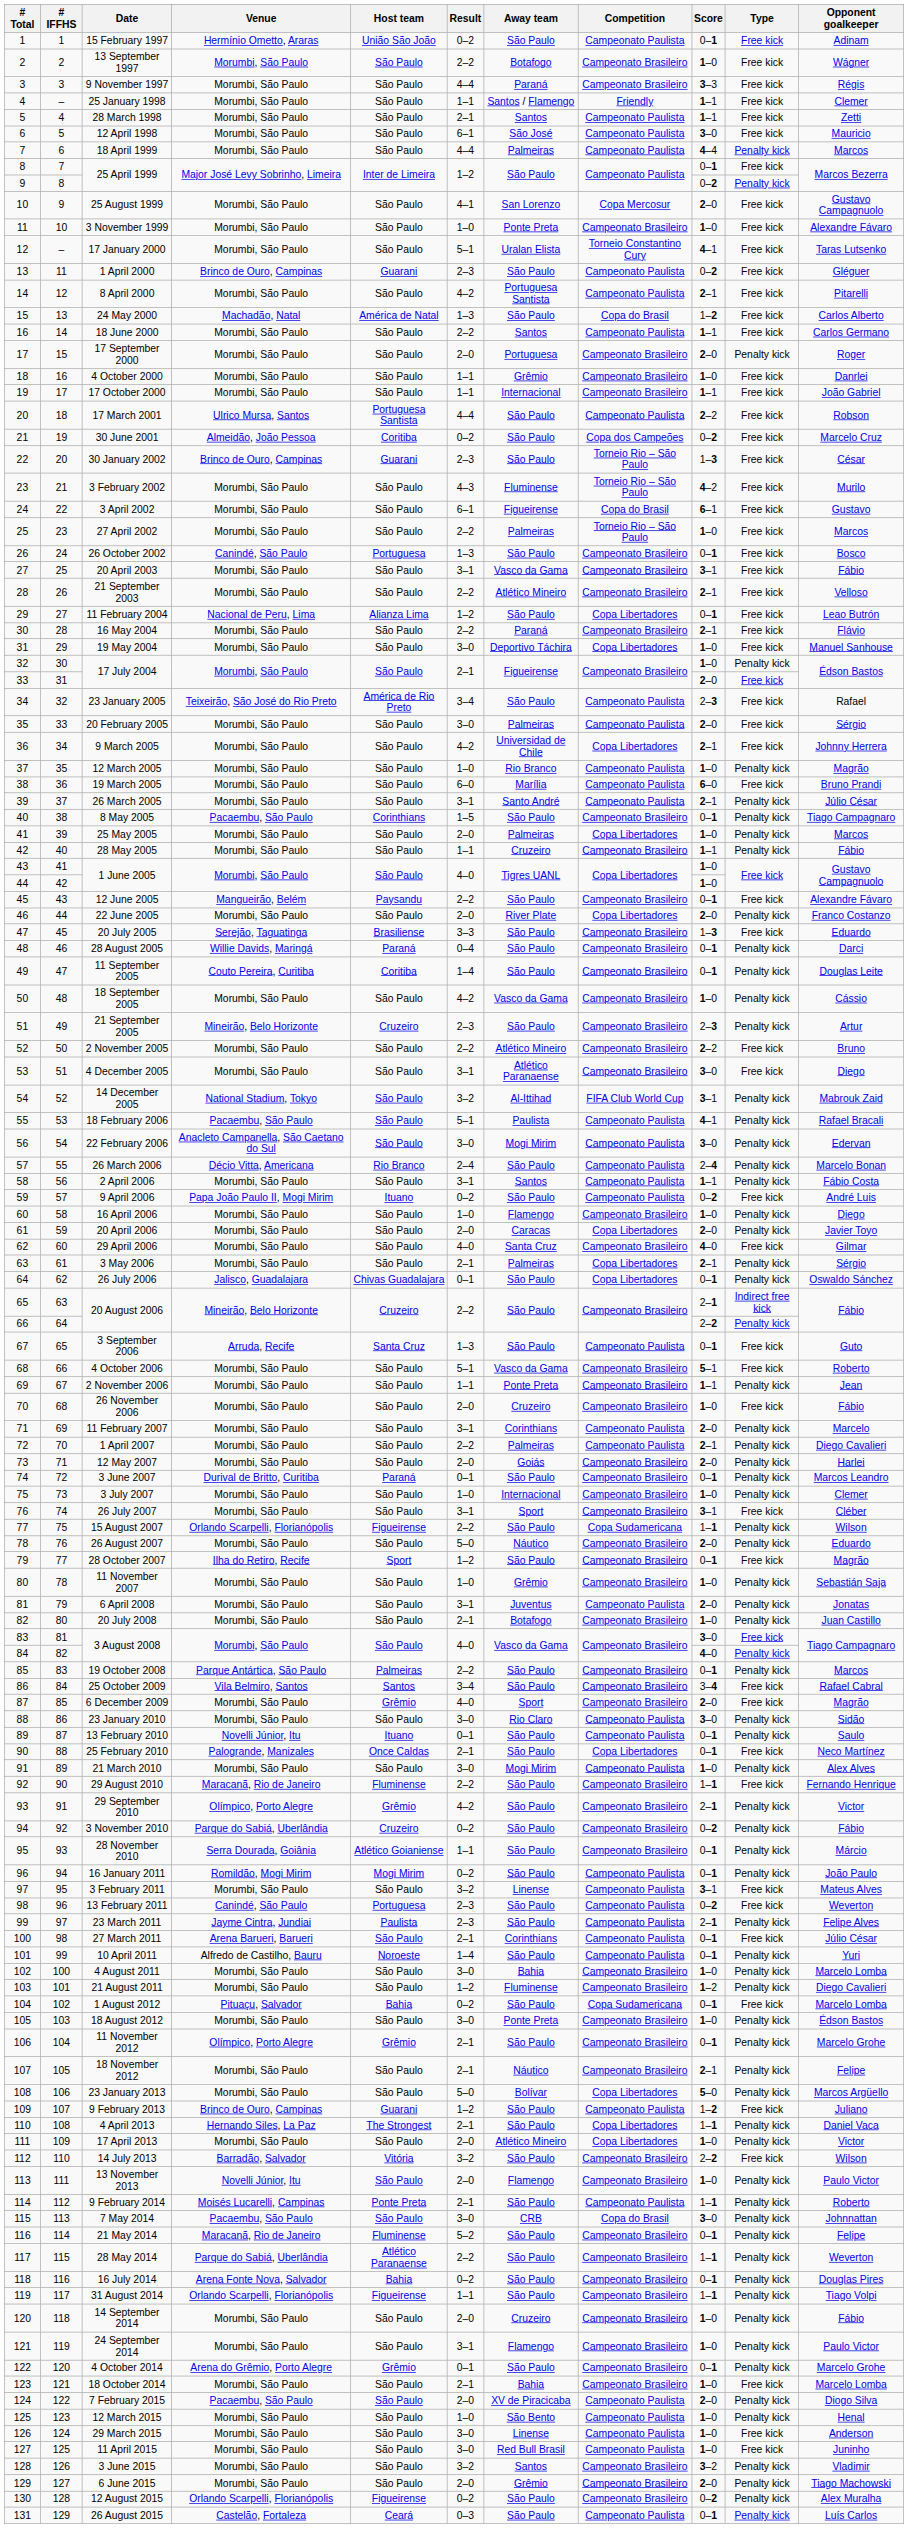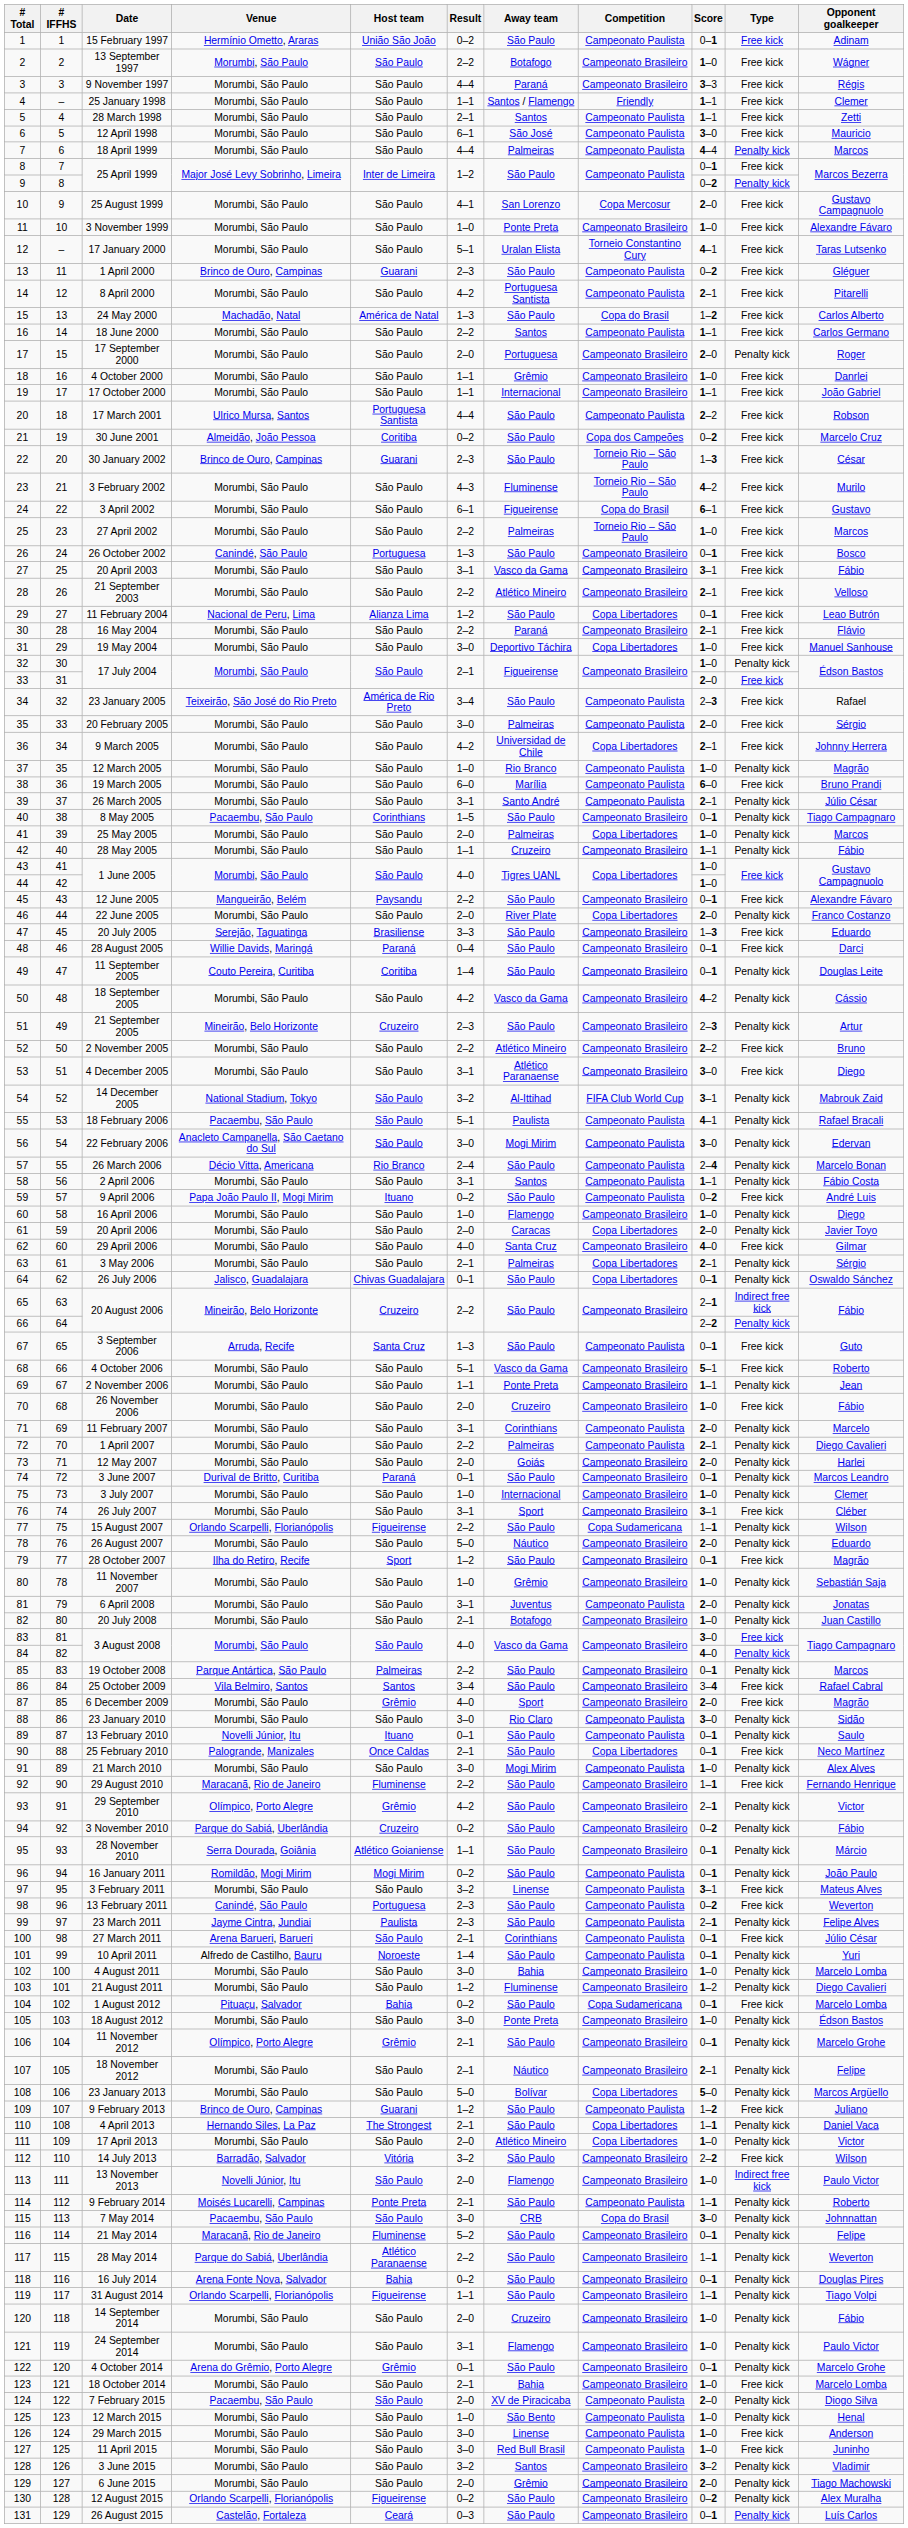(762, 949) Penalty kick -> (762, 949) Free kick
(708, 999) 1–0 -> (708, 999) 4–2
(762, 2181) Penalty kick -> (762, 2181) Indirect free kick
(635, 2516) Campeonato Paulista -> (635, 2516) Campeonato Brasileiro
